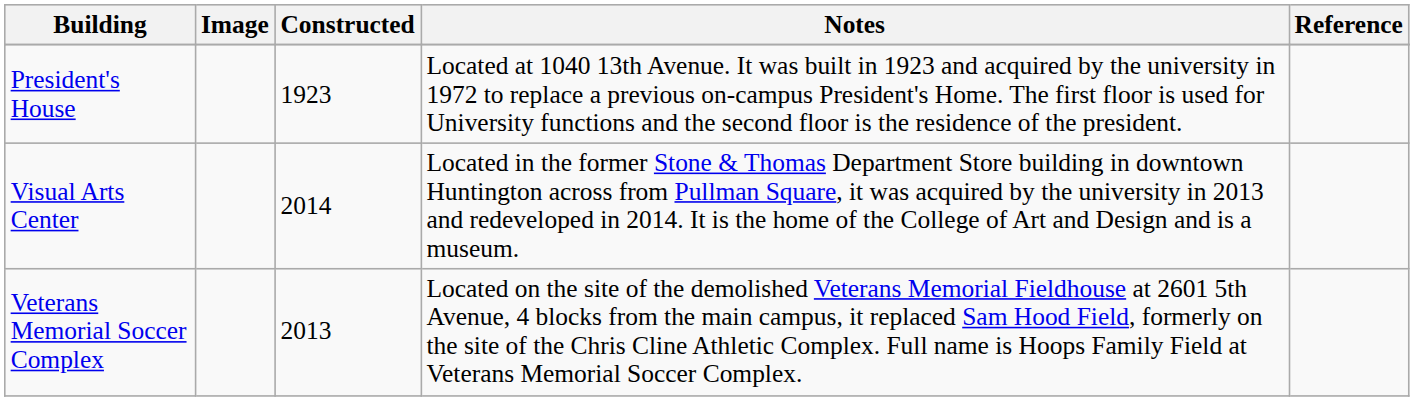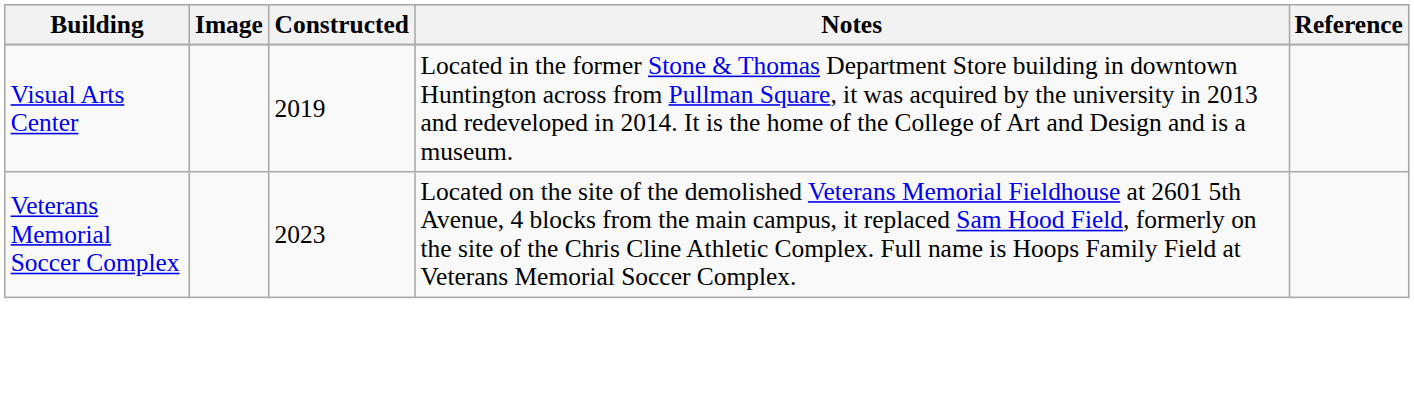- row: (65, 93)
(306, 205) 2014 -> (300, 107) 2019
(306, 331) 2013 -> (300, 234) 2023
